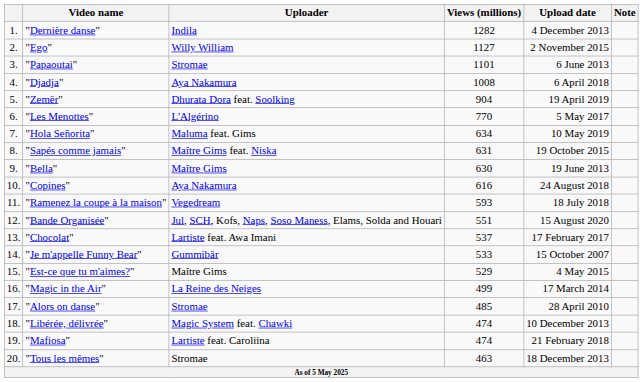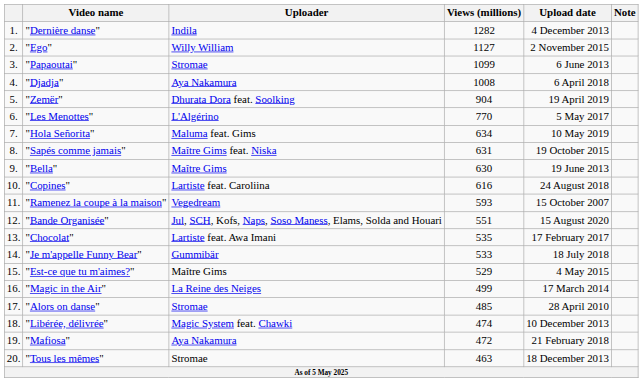(484, 64) 1101 -> (484, 64) 1099
(204, 185) Aya Nakamura -> (220, 185) Lartiste feat. Caroliina
(581, 202) 18 July 2018 -> (572, 202) 15 October 2007
(484, 237) 537 -> (484, 237) 535
(572, 254) 15 October 2007 -> (581, 254) 18 July 2018
(220, 340) Lartiste feat. Caroliina -> (204, 340) Aya Nakamura
(484, 340) 474 -> (484, 340) 472
